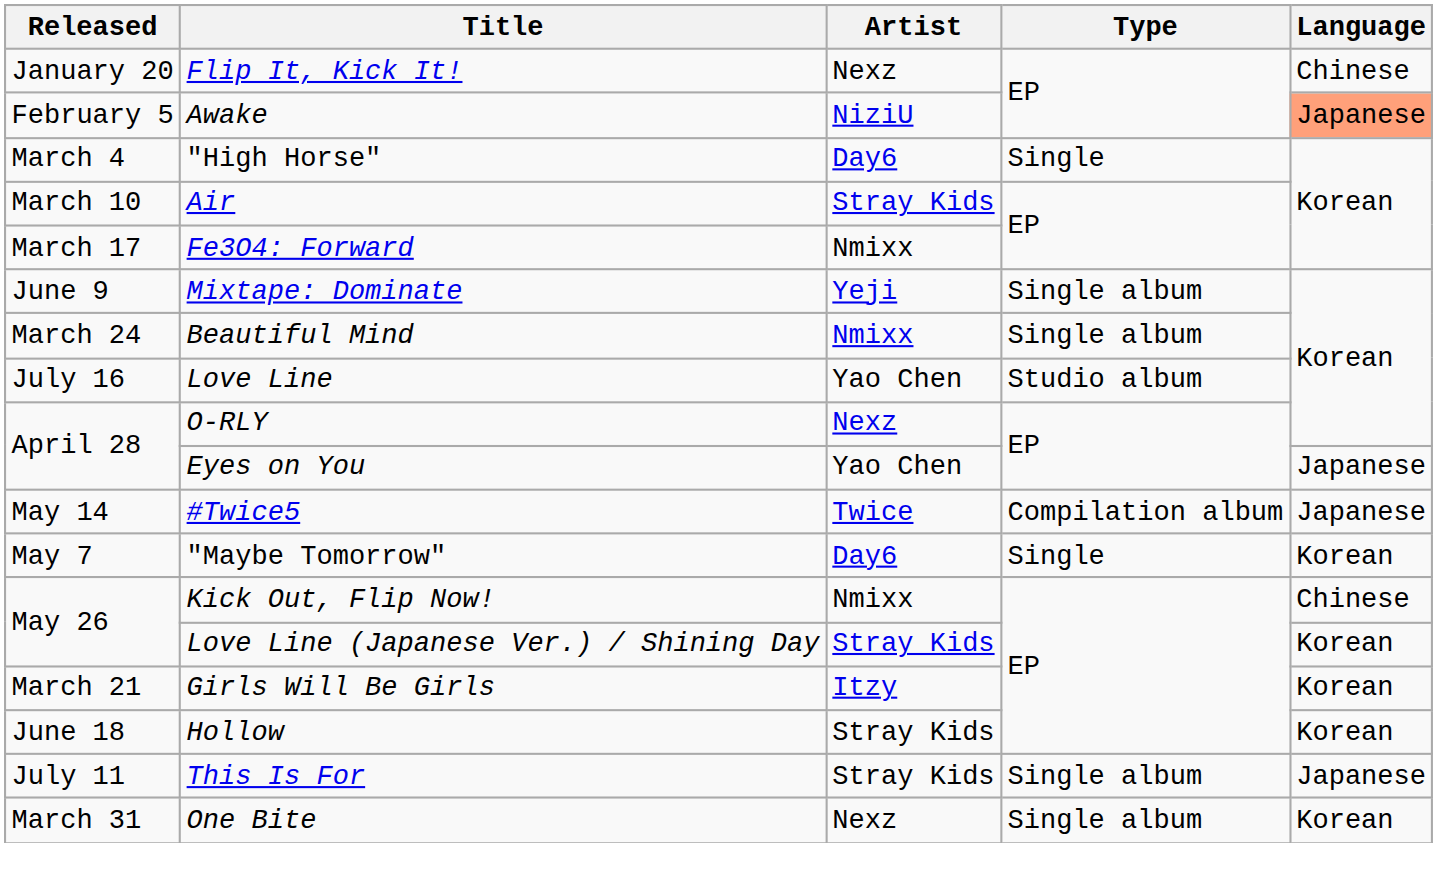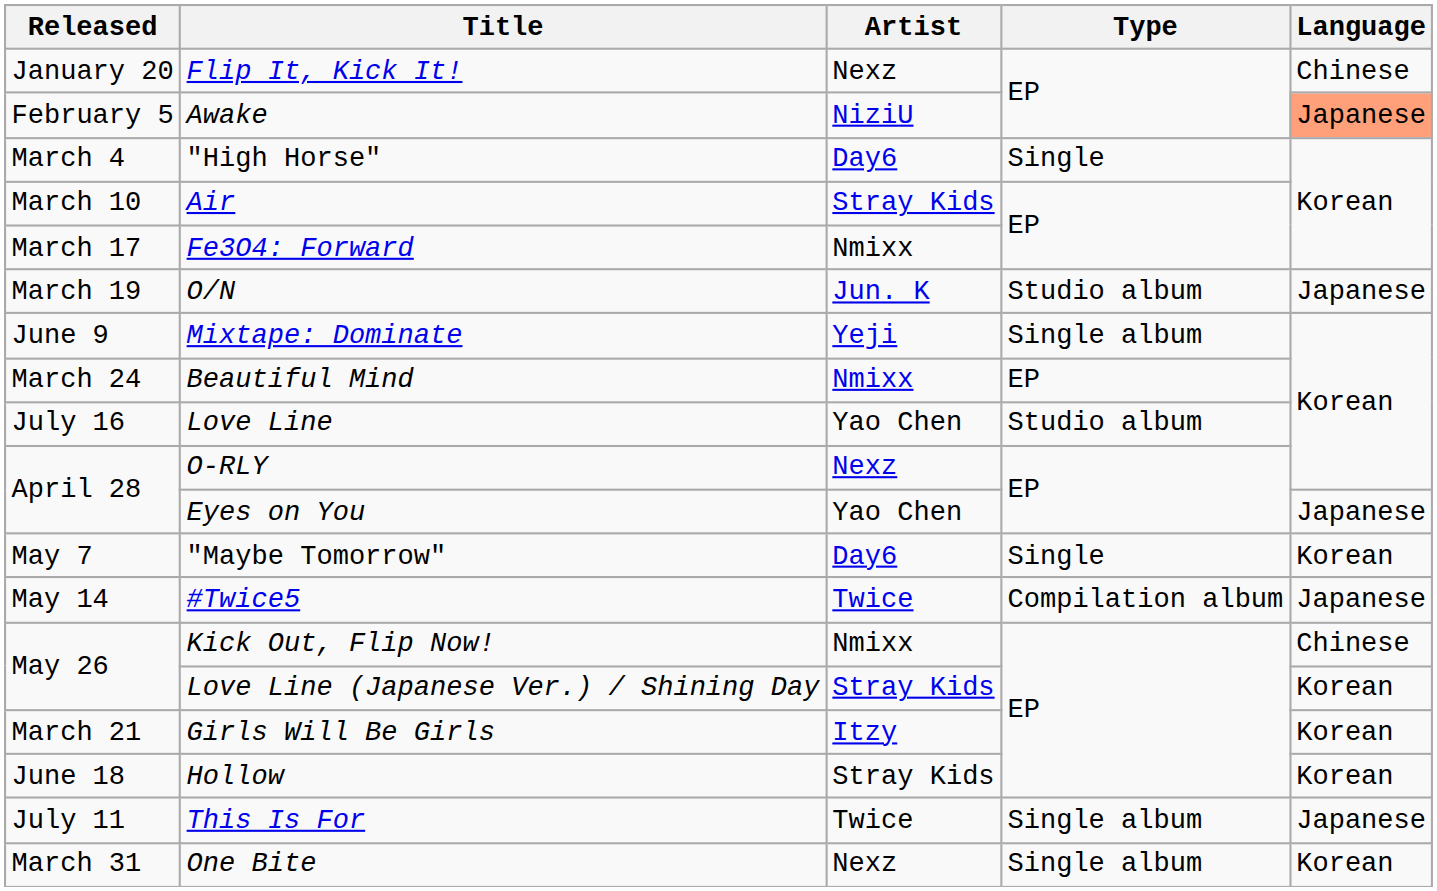+ row: (211, 291)
(1105, 336) Single album -> (1024, 380) EP
rows swapped: (316, 556) <-> (243, 512)
(913, 776) Stray Kids -> (873, 820) Twice
